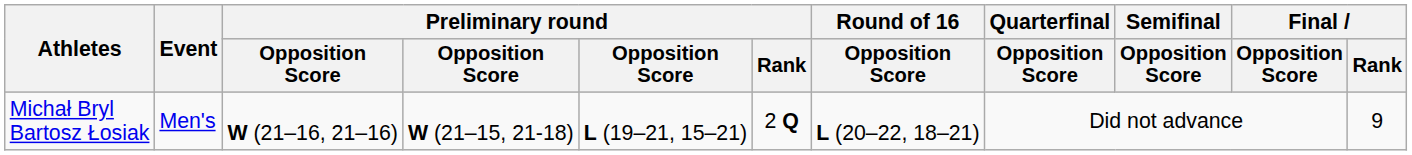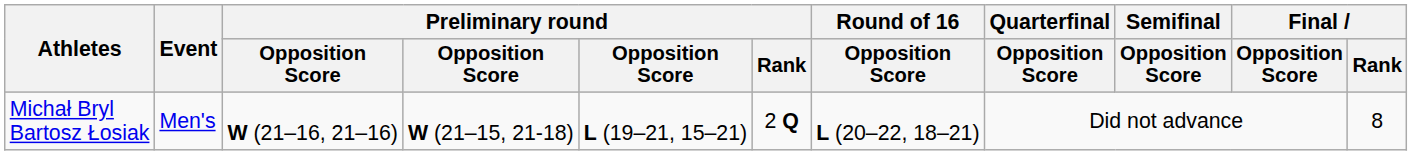(1377, 121) 9 -> (1377, 121) 8
